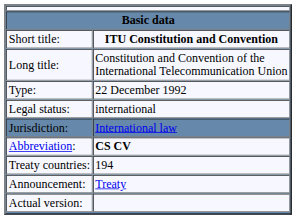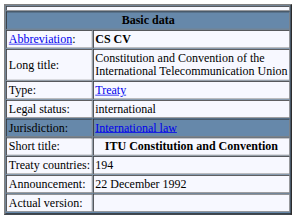rows swapped: (34, 39) <-> (42, 146)
(141, 90) 22 December 1992 -> (111, 90) Treaty
(111, 184) Treaty -> (141, 184) 22 December 1992
